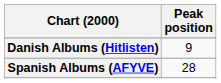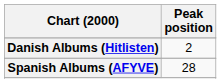(189, 48) 9 -> (189, 48) 2
